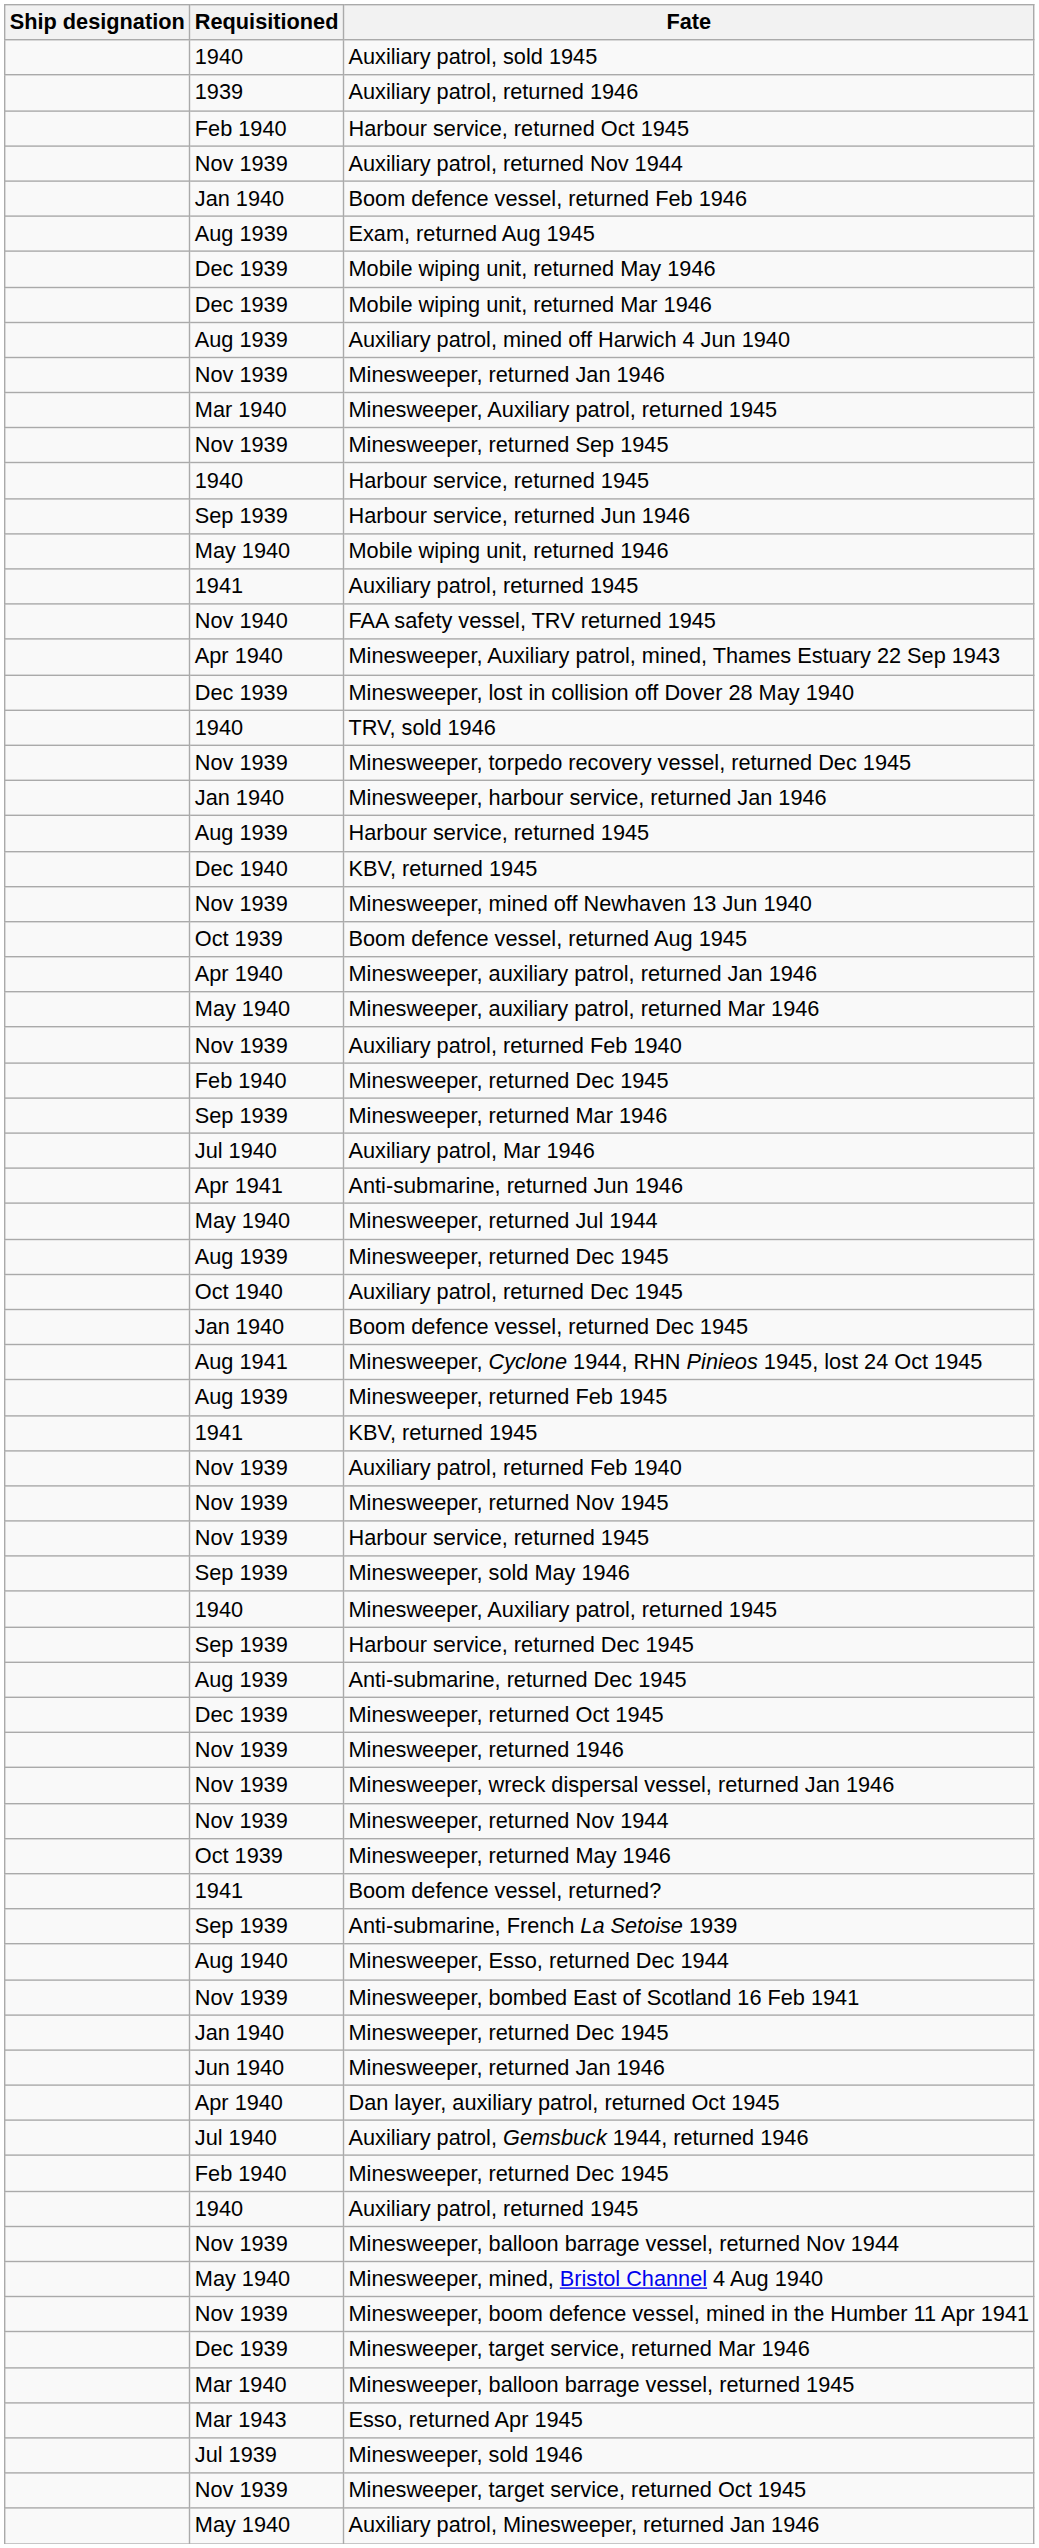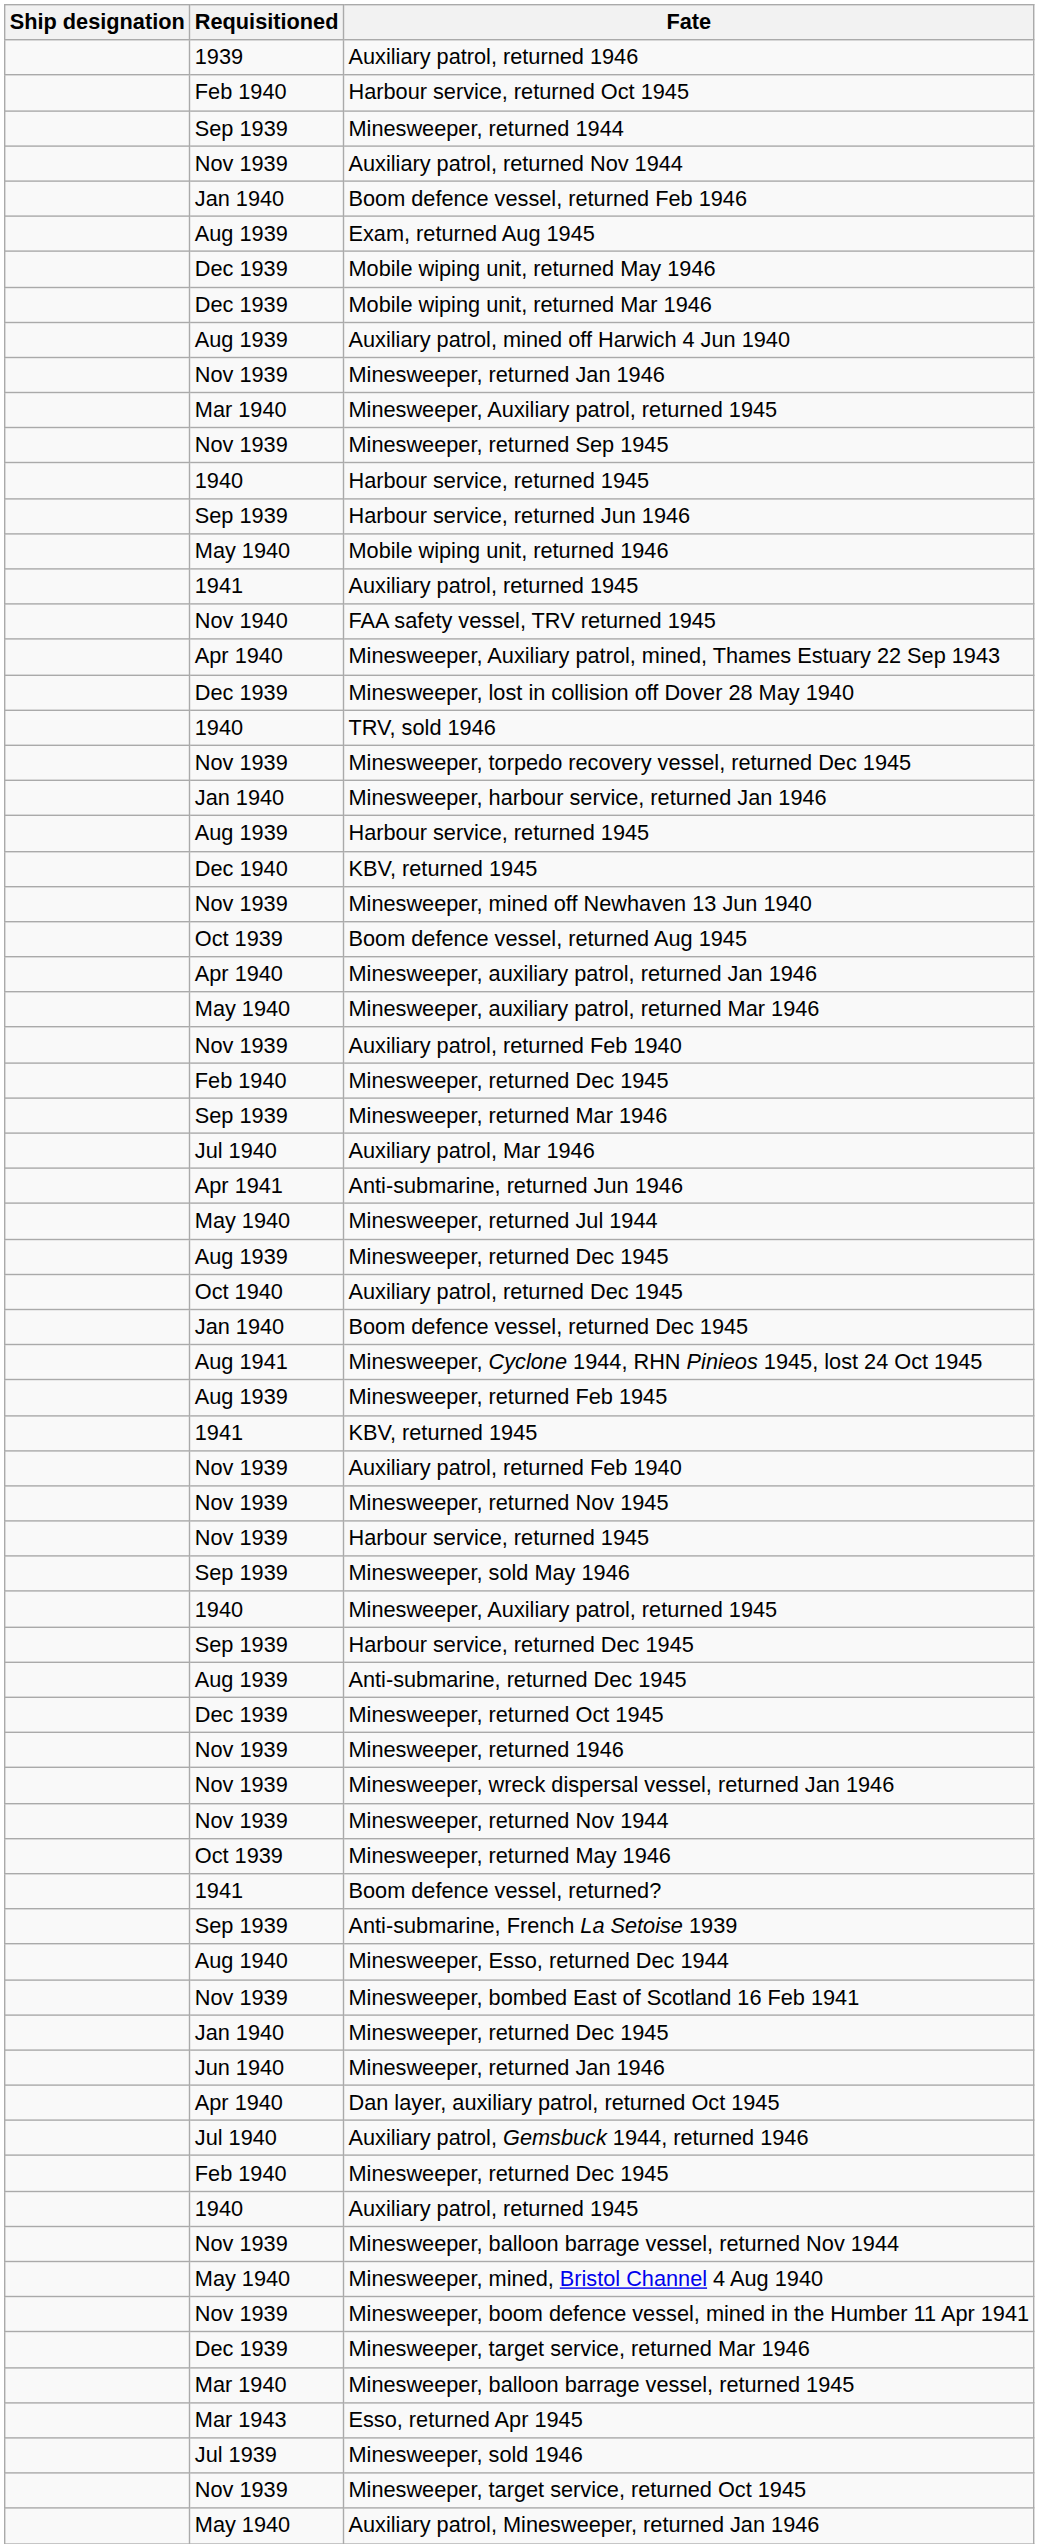- row: (219, 56)
+ row: (241, 127)
